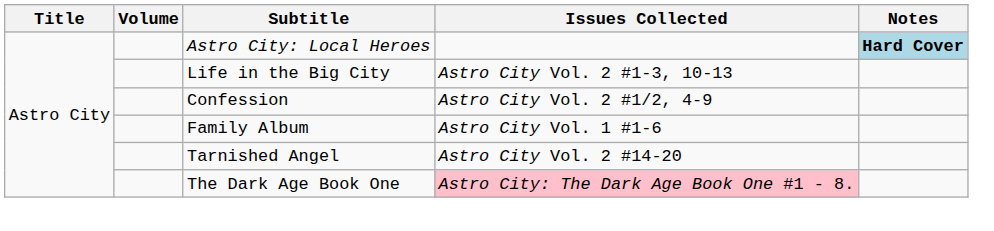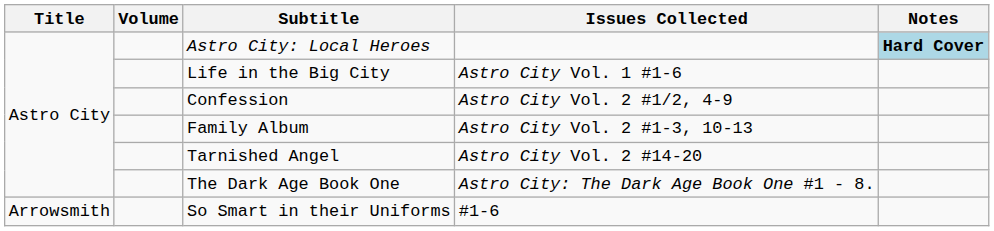(586, 74) Astro City Vol. 2 #1-3, 10-13 -> (570, 74) Astro City Vol. 1 #1-6
(550, 129) Astro City Vol. 1 #1-6 -> (606, 129) Astro City Vol. 2 #1-3, 10-13
(646, 184) pink background -> (667, 184) no background
+ row: (319, 211)
